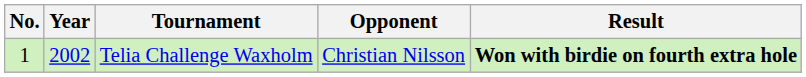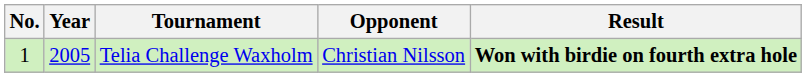(70, 55) 2002 -> (70, 55) 2005
